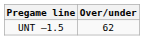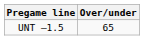(108, 28) 62 -> (108, 28) 65
